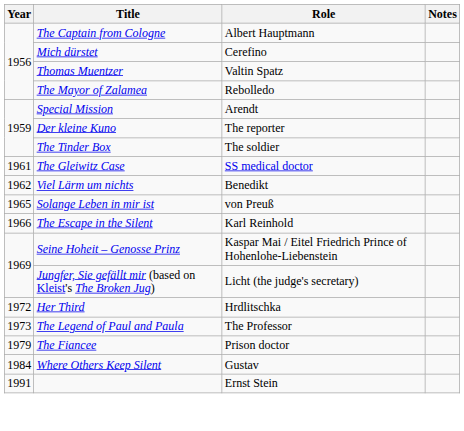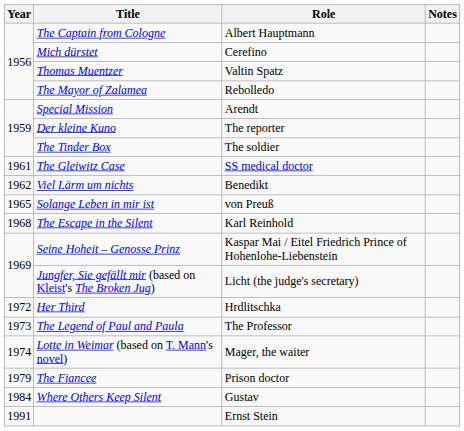(19, 223) 1966 -> (19, 223) 1968
+ row: (125, 352)
